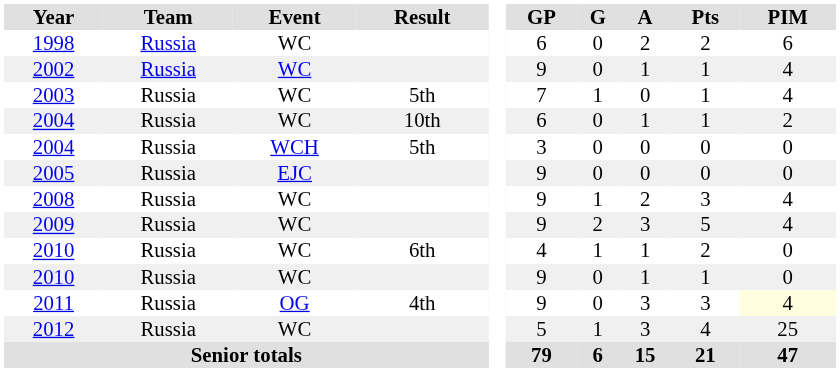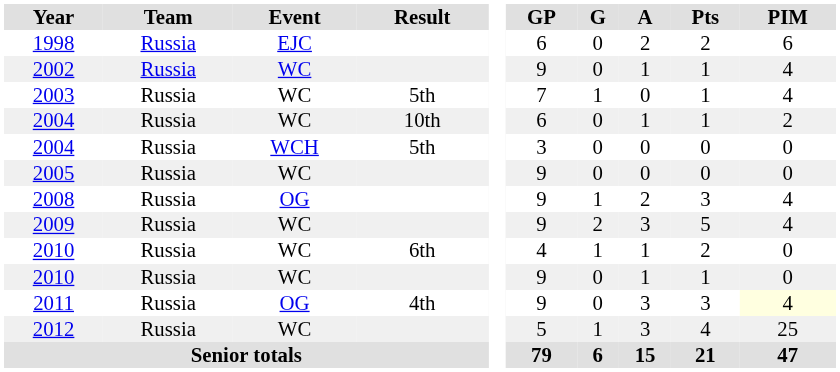(295, 42) WC -> (295, 42) EJC
(295, 172) EJC -> (295, 172) WC
(295, 198) WC -> (295, 198) OG
